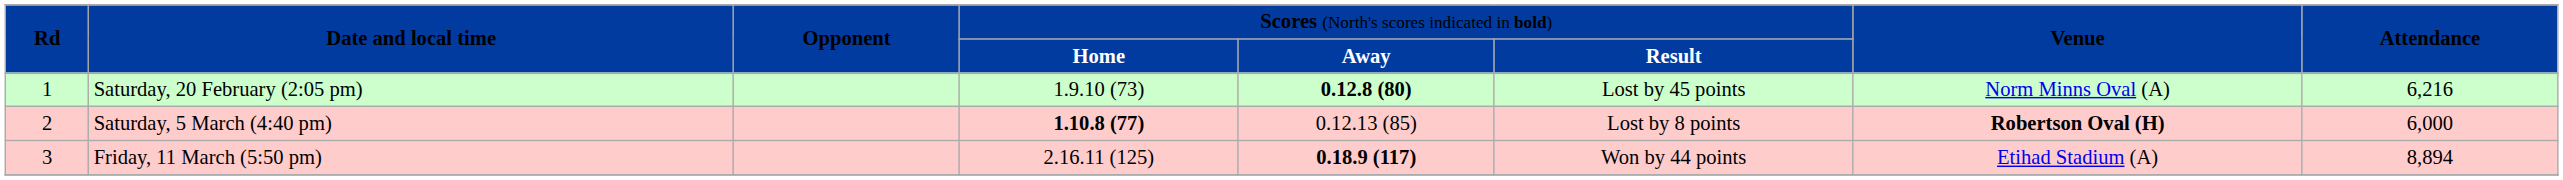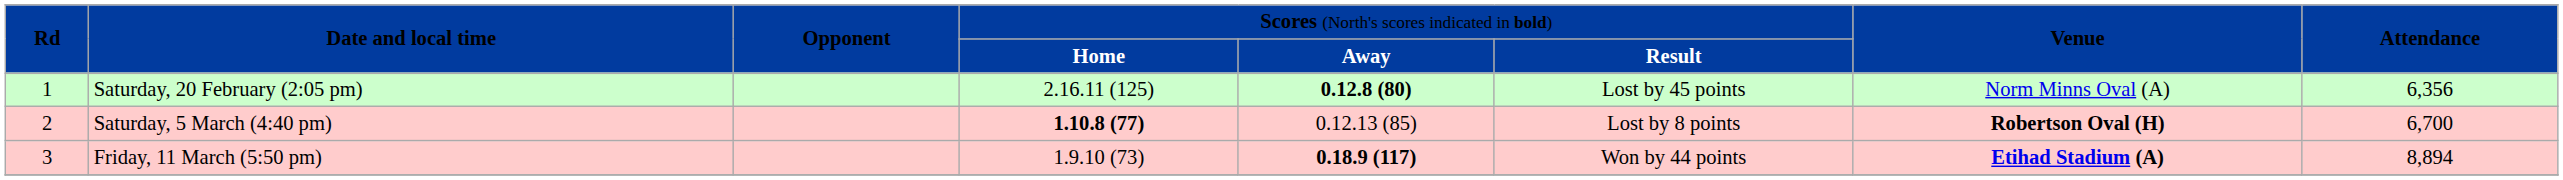(1099, 89) 1.9.10 (73) -> (1099, 89) 2.16.11 (125)
(2430, 89) 6,216 -> (2430, 89) 6,356
(2430, 123) 6,000 -> (2430, 123) 6,700
(1099, 157) 2.16.11 (125) -> (1099, 157) 1.9.10 (73)
(2078, 157) normal -> (2078, 157) bold
